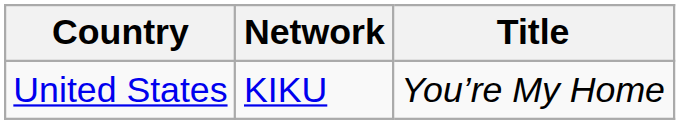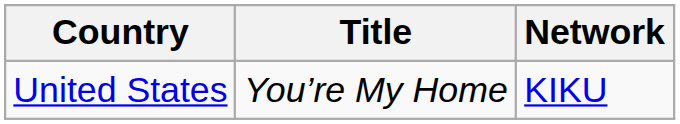columns swapped: (314, 32) <-> (533, 32)
